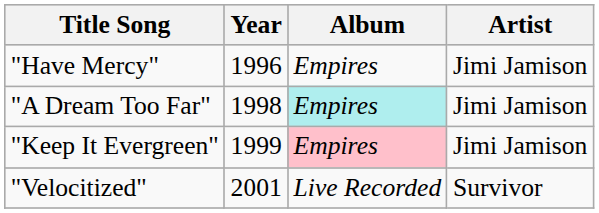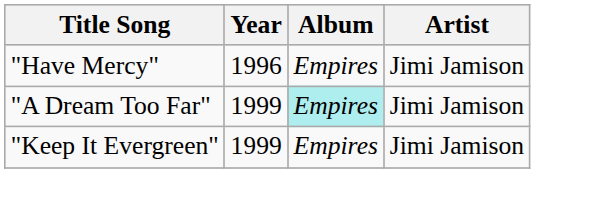(256, 106) 1998 -> (256, 106) 1999
(336, 146) pink background -> (336, 146) no background
- row: (79, 187)
